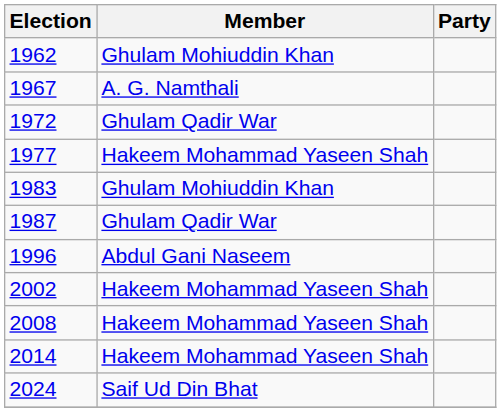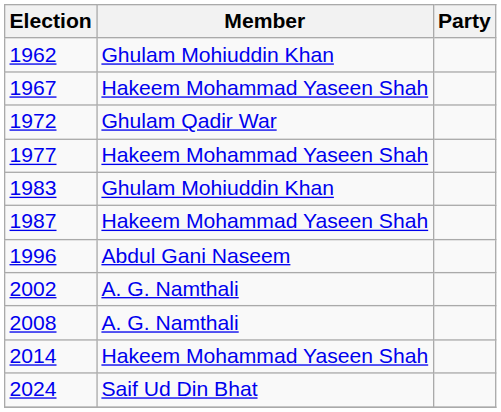(170, 88) A. G. Namthali -> (265, 88) Hakeem Mohammad Yaseen Shah
(189, 222) Ghulam Qadir War -> (265, 222) Hakeem Mohammad Yaseen Shah
(265, 289) Hakeem Mohammad Yaseen Shah -> (170, 289) A. G. Namthali
(265, 322) Hakeem Mohammad Yaseen Shah -> (170, 322) A. G. Namthali
